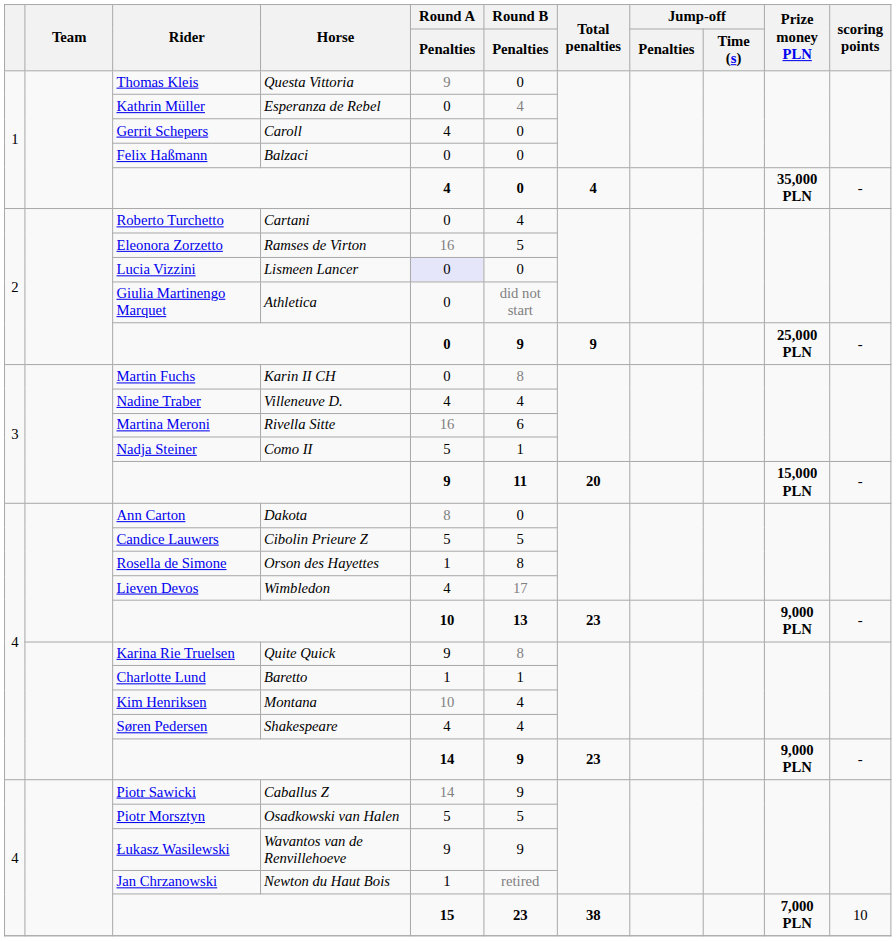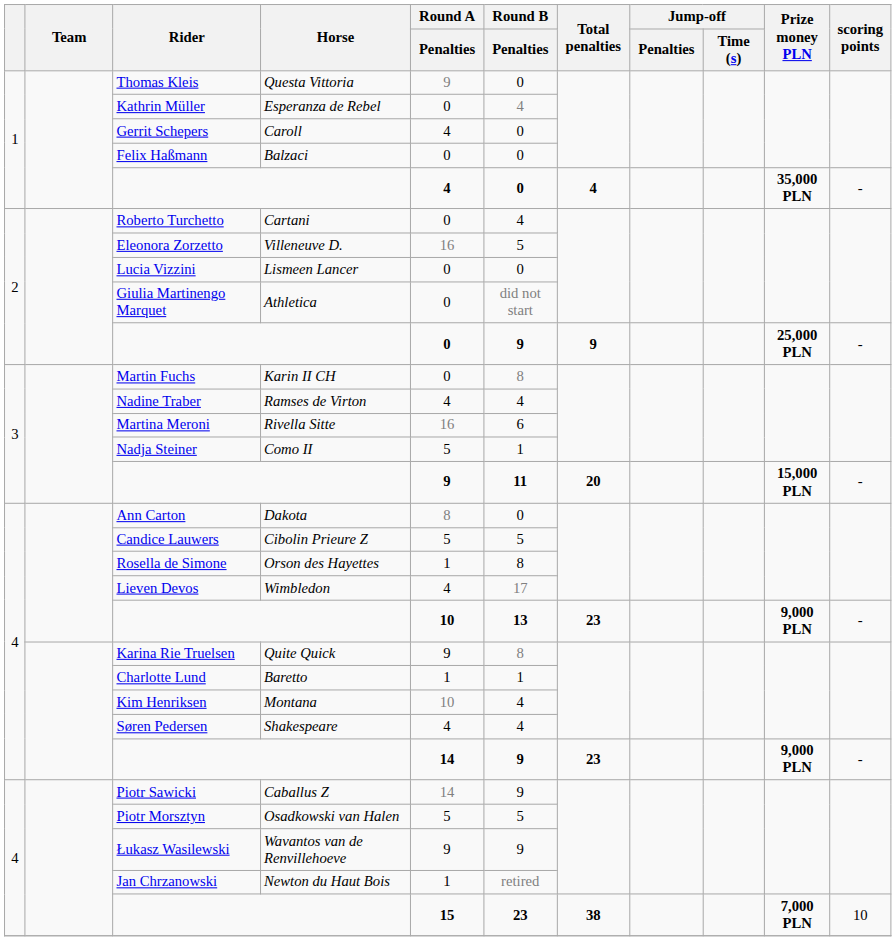(315, 245) Ramses de Virton -> (303, 245) Villeneuve D.
(447, 269) lavender background -> (447, 269) no background
(303, 401) Villeneuve D. -> (315, 401) Ramses de Virton
